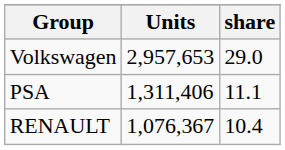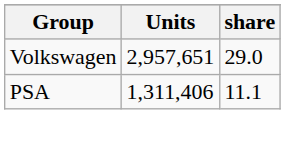(170, 56) 2,957,653 -> (170, 56) 2,957,651
- row: (60, 126)
